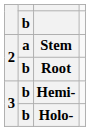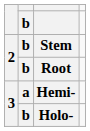(26, 45) a -> (26, 45) b
(26, 92) b -> (26, 92) a
